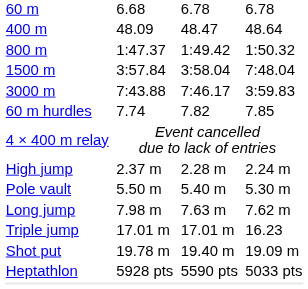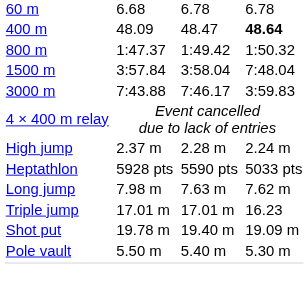(264, 29) normal -> (264, 29) bold
- row: (49, 111)
rows swapped: (38, 189) <-> (42, 271)
